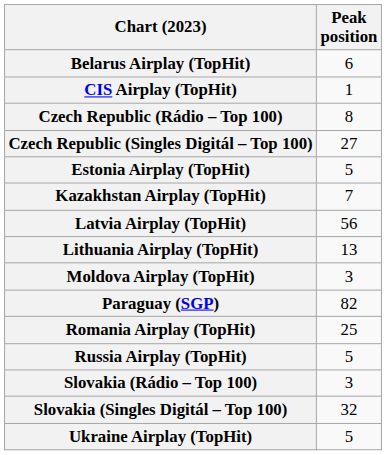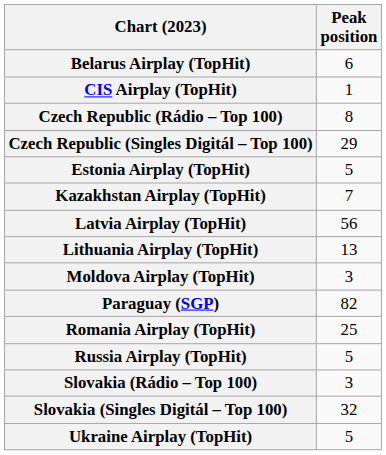(349, 143) 27 -> (349, 143) 29
